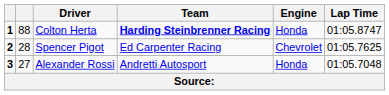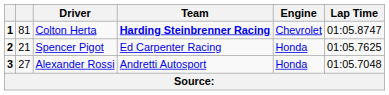(24, 30) 88 -> (24, 30) 81
(291, 30) Honda -> (299, 30) Chevrolet
(24, 47) 28 -> (24, 47) 21
(299, 47) Chevrolet -> (291, 47) Honda
